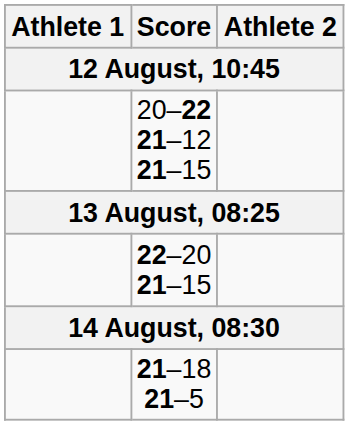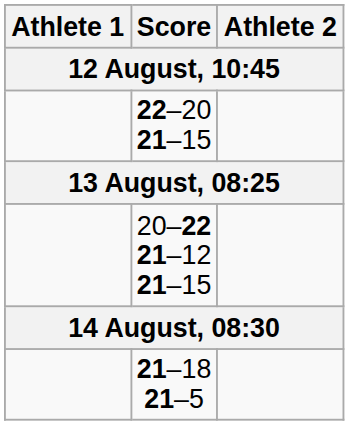rows swapped: (174, 141) <-> (174, 270)
